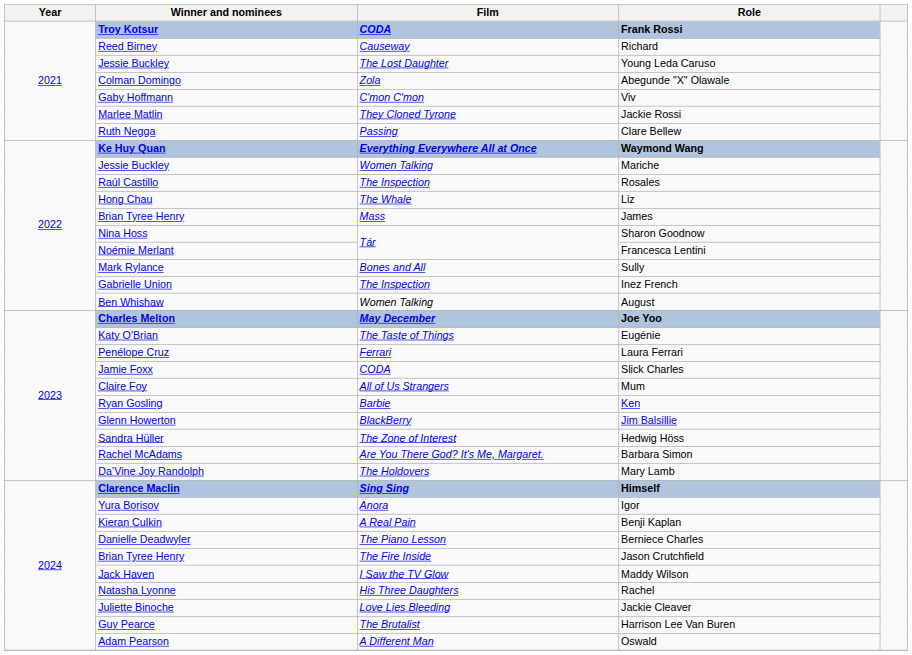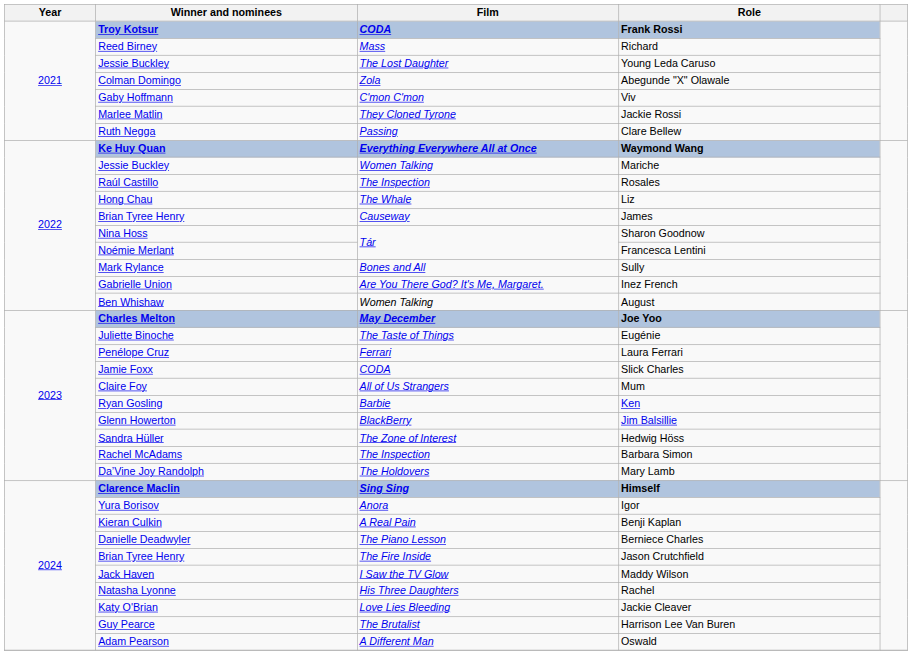(385, 47) Causeway -> (372, 47) Mass
(372, 217) Mass -> (385, 217) Causeway
(395, 285) The Inspection -> (452, 285) Are You There God? It's Me, Margaret.
(128, 336) Katy O'Brian -> (136, 336) Juliette Binoche
(452, 455) Are You There God? It's Me, Margaret. -> (395, 455) The Inspection
(136, 608) Juliette Binoche -> (128, 608) Katy O'Brian
